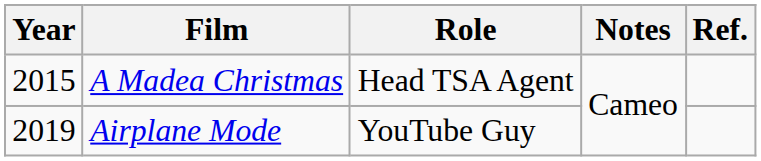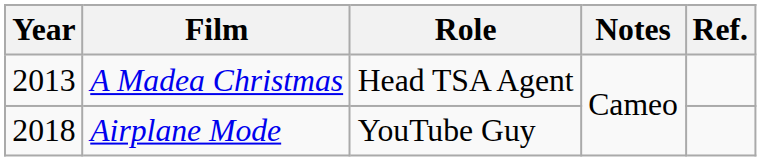(44, 79) 2015 -> (44, 79) 2013
(44, 130) 2019 -> (44, 130) 2018
